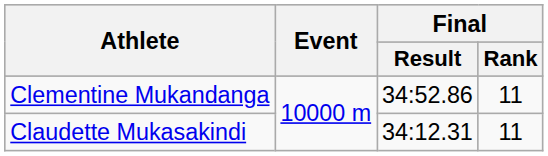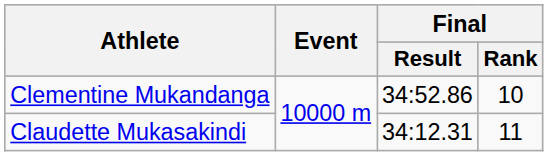(511, 95) 11 -> (511, 95) 10
